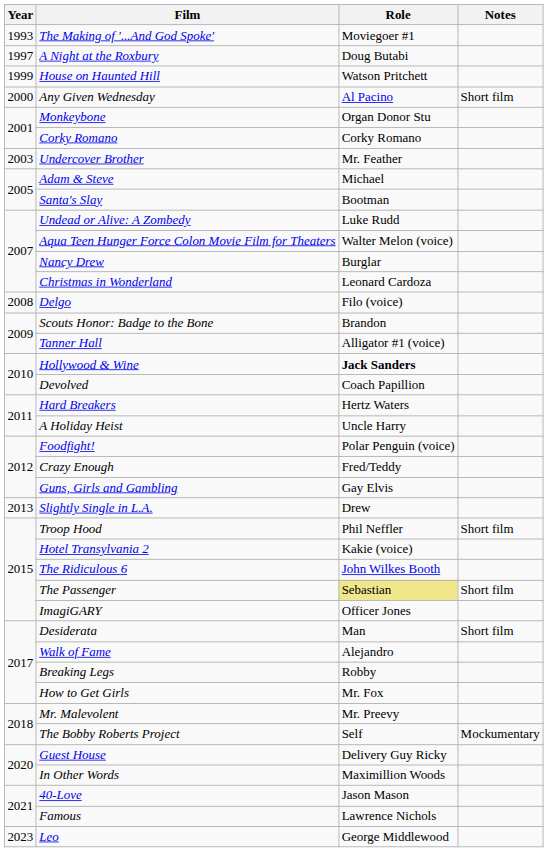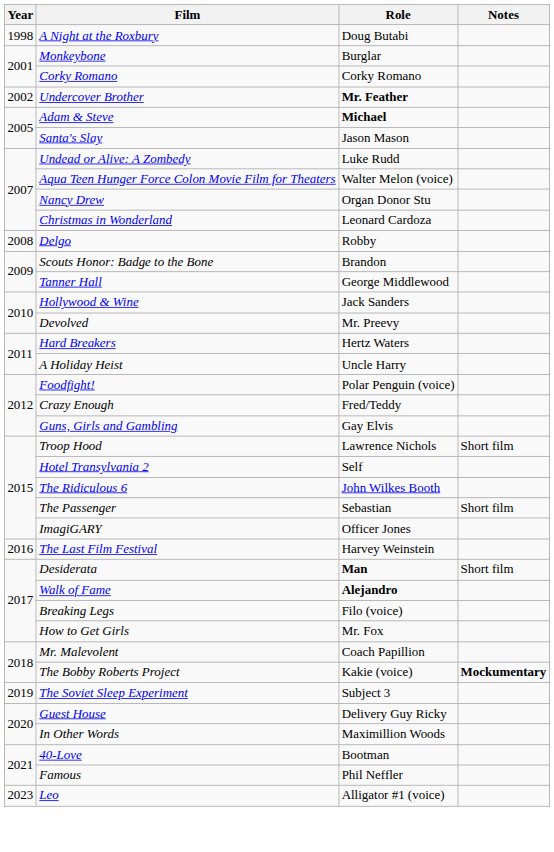- row: (127, 35)
(20, 55) 1997 -> (20, 35) 1998
- row: (100, 76)
- row: (97, 96)
(386, 117) Organ Donor Stu -> (361, 55) Burglar
(20, 158) 2003 -> (20, 96) 2002
(372, 158) normal -> (375, 96) bold
(363, 179) normal -> (364, 117) bold
(365, 199) Bootman -> (375, 138) Jason Mason
(361, 261) Burglar -> (386, 199) Organ Donor Stu
(372, 302) Filo (voice) -> (359, 240) Robby
(393, 343) Alligator #1 (voice) -> (395, 281) George Middlewood
(379, 364) bold -> (375, 302) normal
(383, 384) Coach Papillion -> (370, 323) Mr. Preevy
- row: (96, 508)
(372, 528) Phil Neffler -> (389, 446) Lawrence Nichols
(377, 549) Kakie (voice) -> (352, 466) Self
(366, 590) khaki background -> (366, 508) no background
+ row: (98, 549)
(354, 631) normal -> (355, 569) bold
(368, 651) normal -> (370, 590) bold
(359, 672) Robby -> (372, 610) Filo (voice)
(370, 713) Mr. Preevy -> (383, 651) Coach Papillion
(352, 734) Self -> (377, 672) Kakie (voice)
(500, 734) normal -> (503, 672) bold
+ row: (114, 693)
(375, 795) Jason Mason -> (365, 754) Bootman
(389, 816) Lawrence Nichols -> (372, 775) Phil Neffler
(395, 836) George Middlewood -> (393, 795) Alligator #1 (voice)
